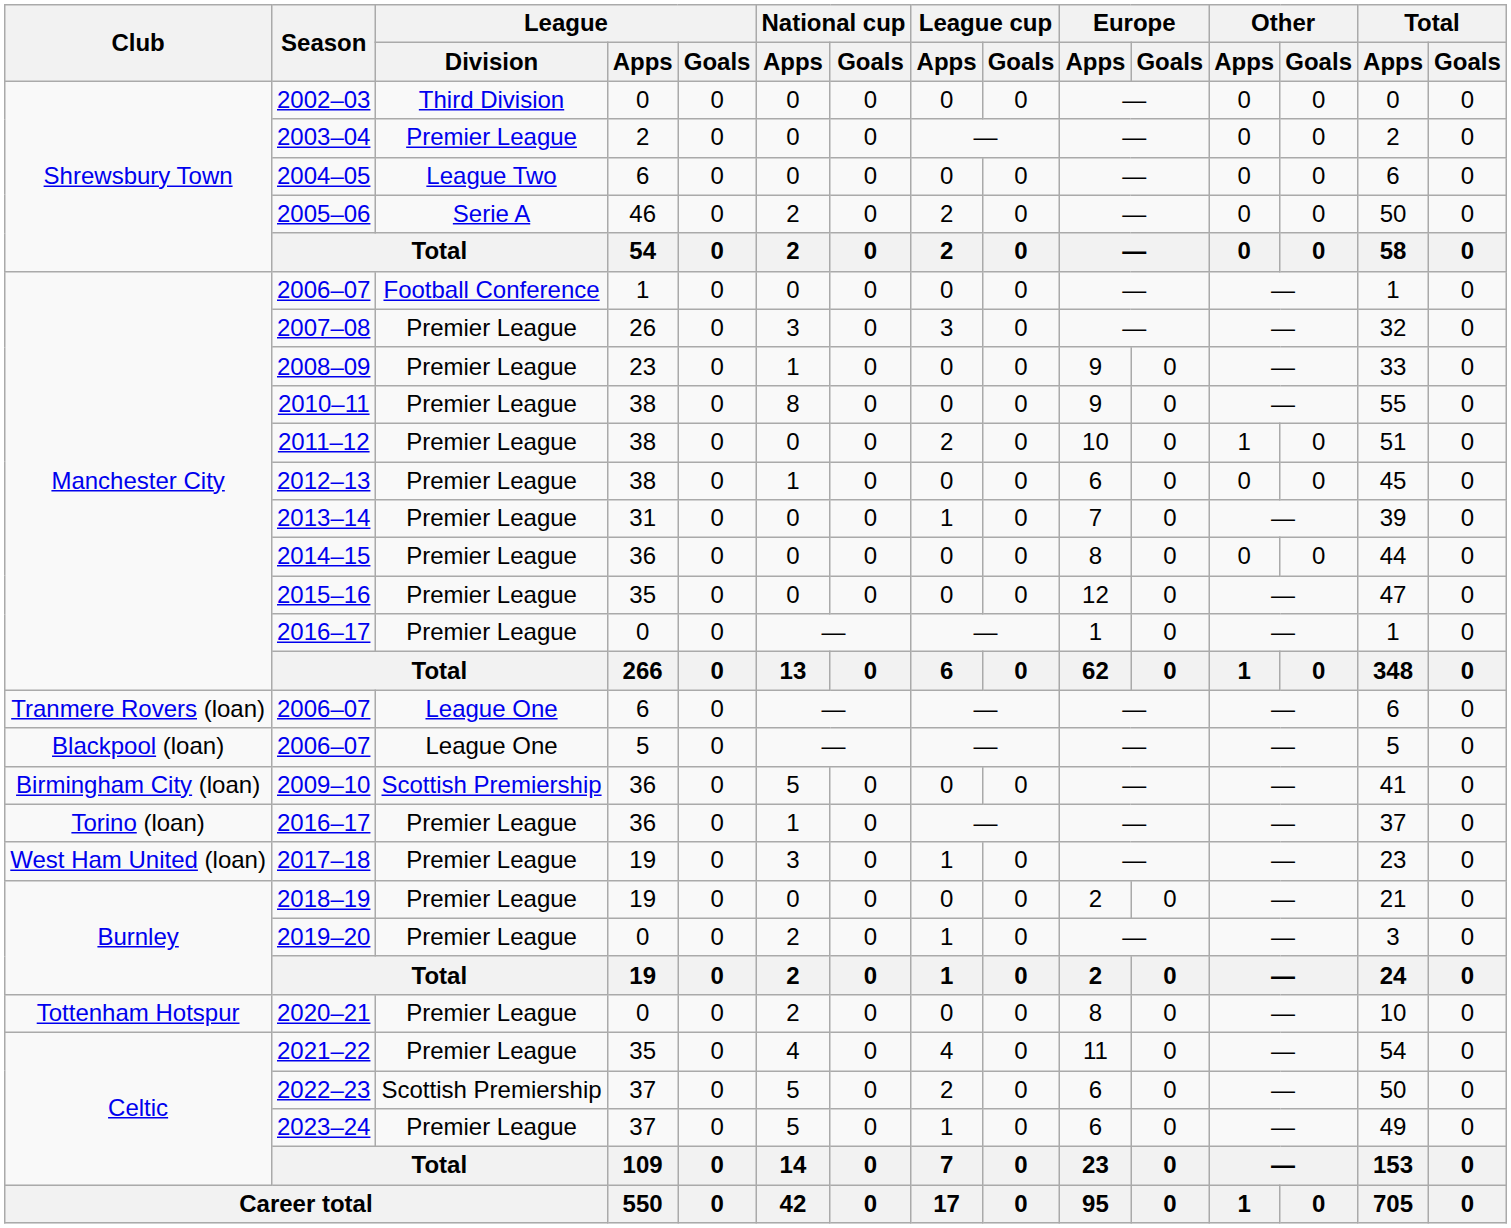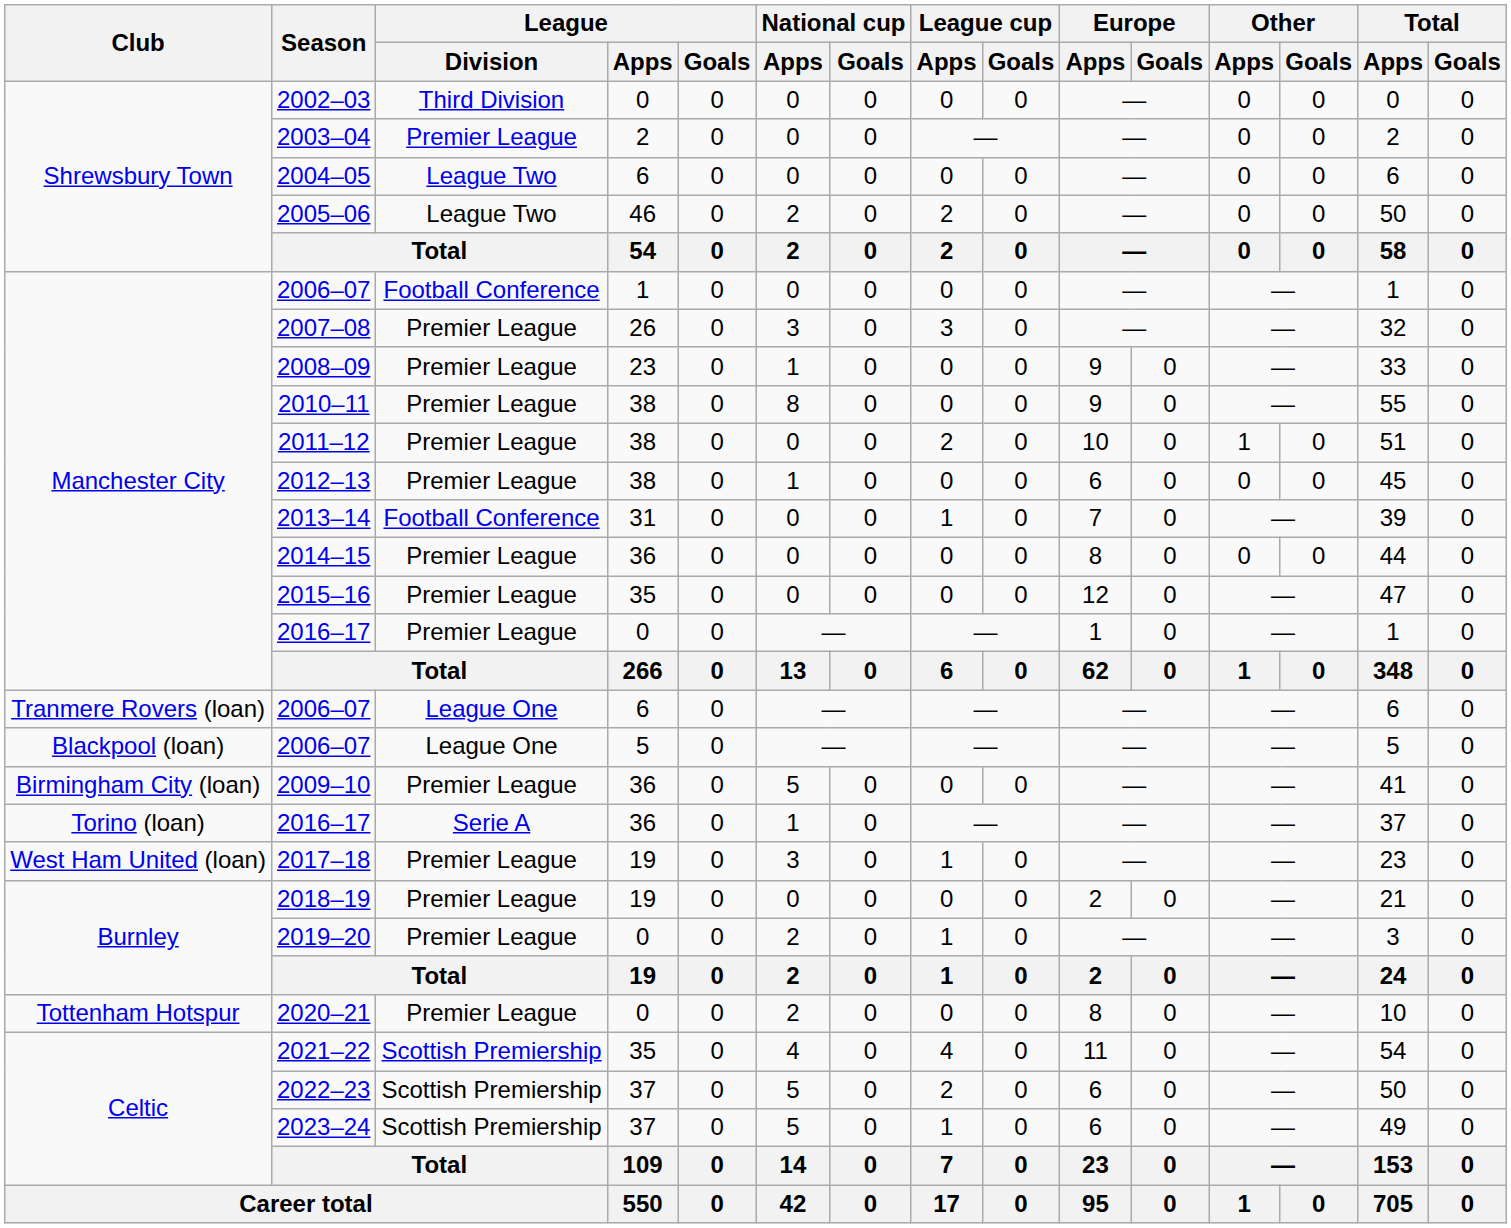(492, 213) Serie A -> (492, 213) League Two
(492, 518) Premier League -> (492, 518) Football Conference
(492, 784) Scottish Premiership -> (492, 784) Premier League
(492, 822) Premier League -> (492, 822) Serie A
(492, 1051) Premier League -> (492, 1051) Scottish Premiership
(492, 1127) Premier League -> (492, 1127) Scottish Premiership
